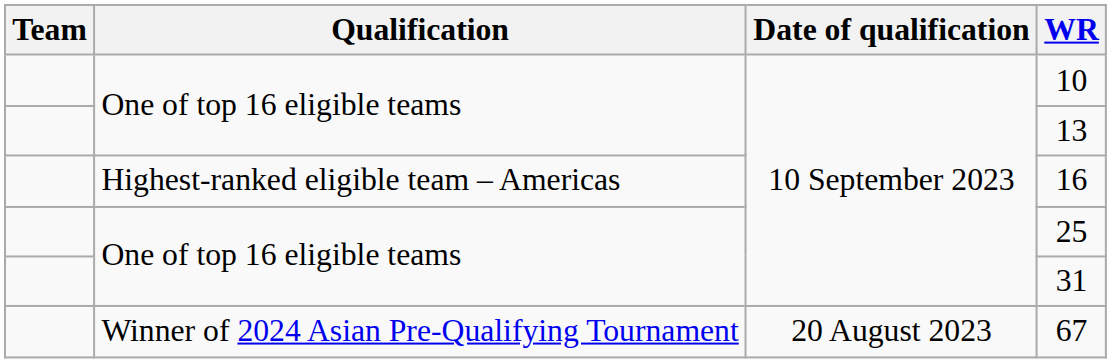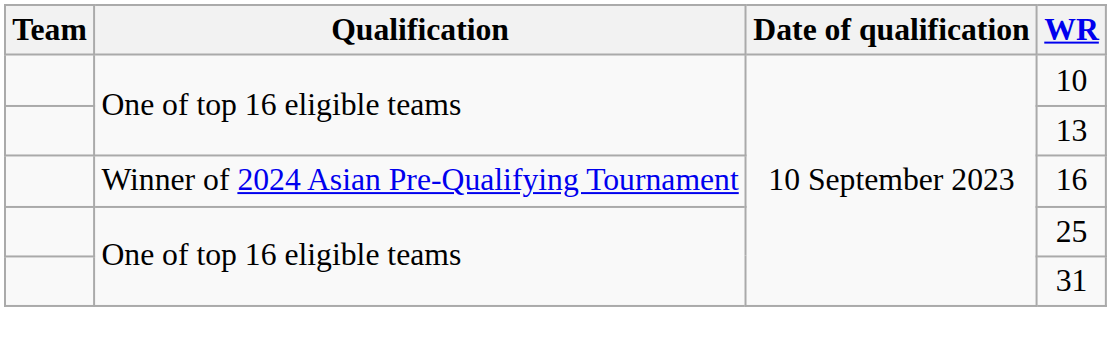(361, 180) Highest-ranked eligible team – Americas -> (420, 180) Winner of 2024 Asian Pre-Qualifying Tournament
- row: (1072, 331)
